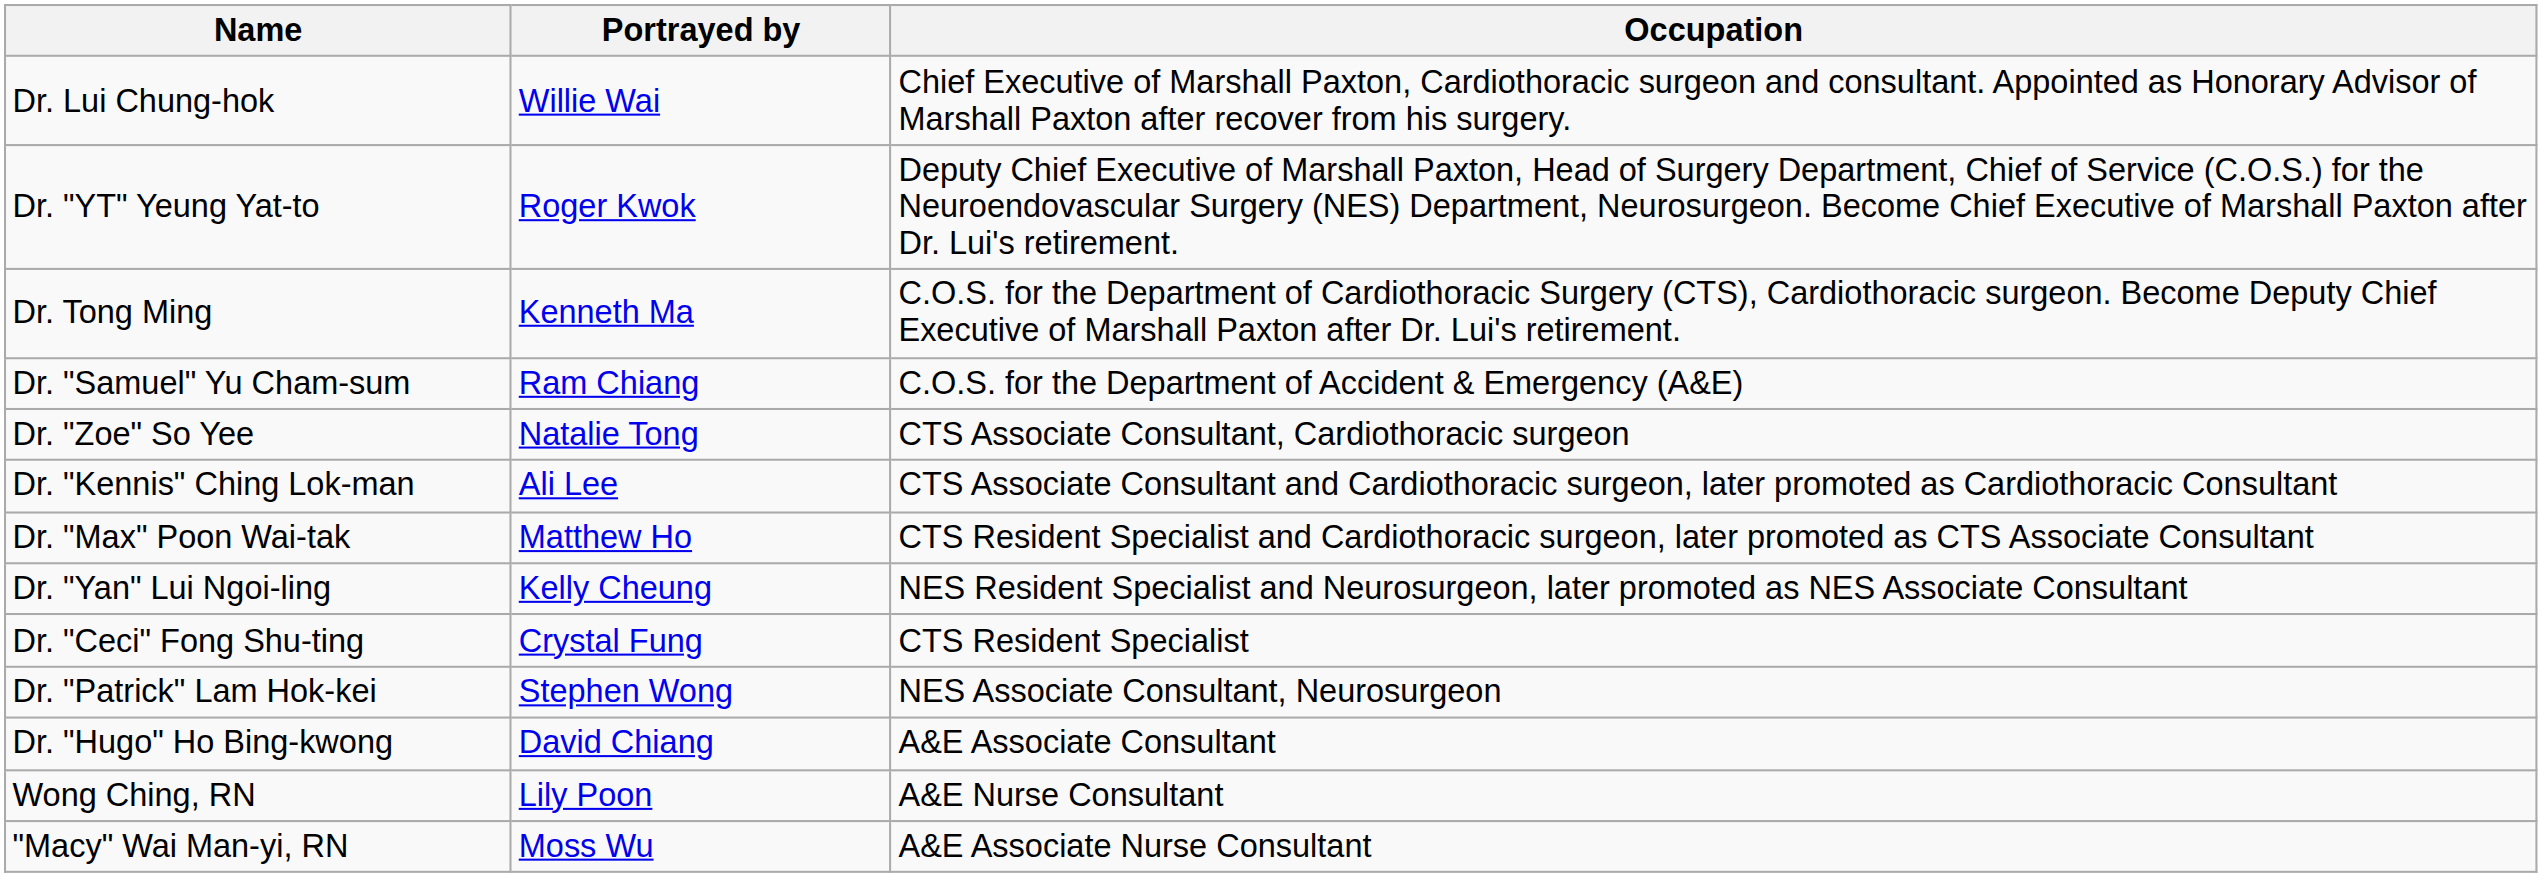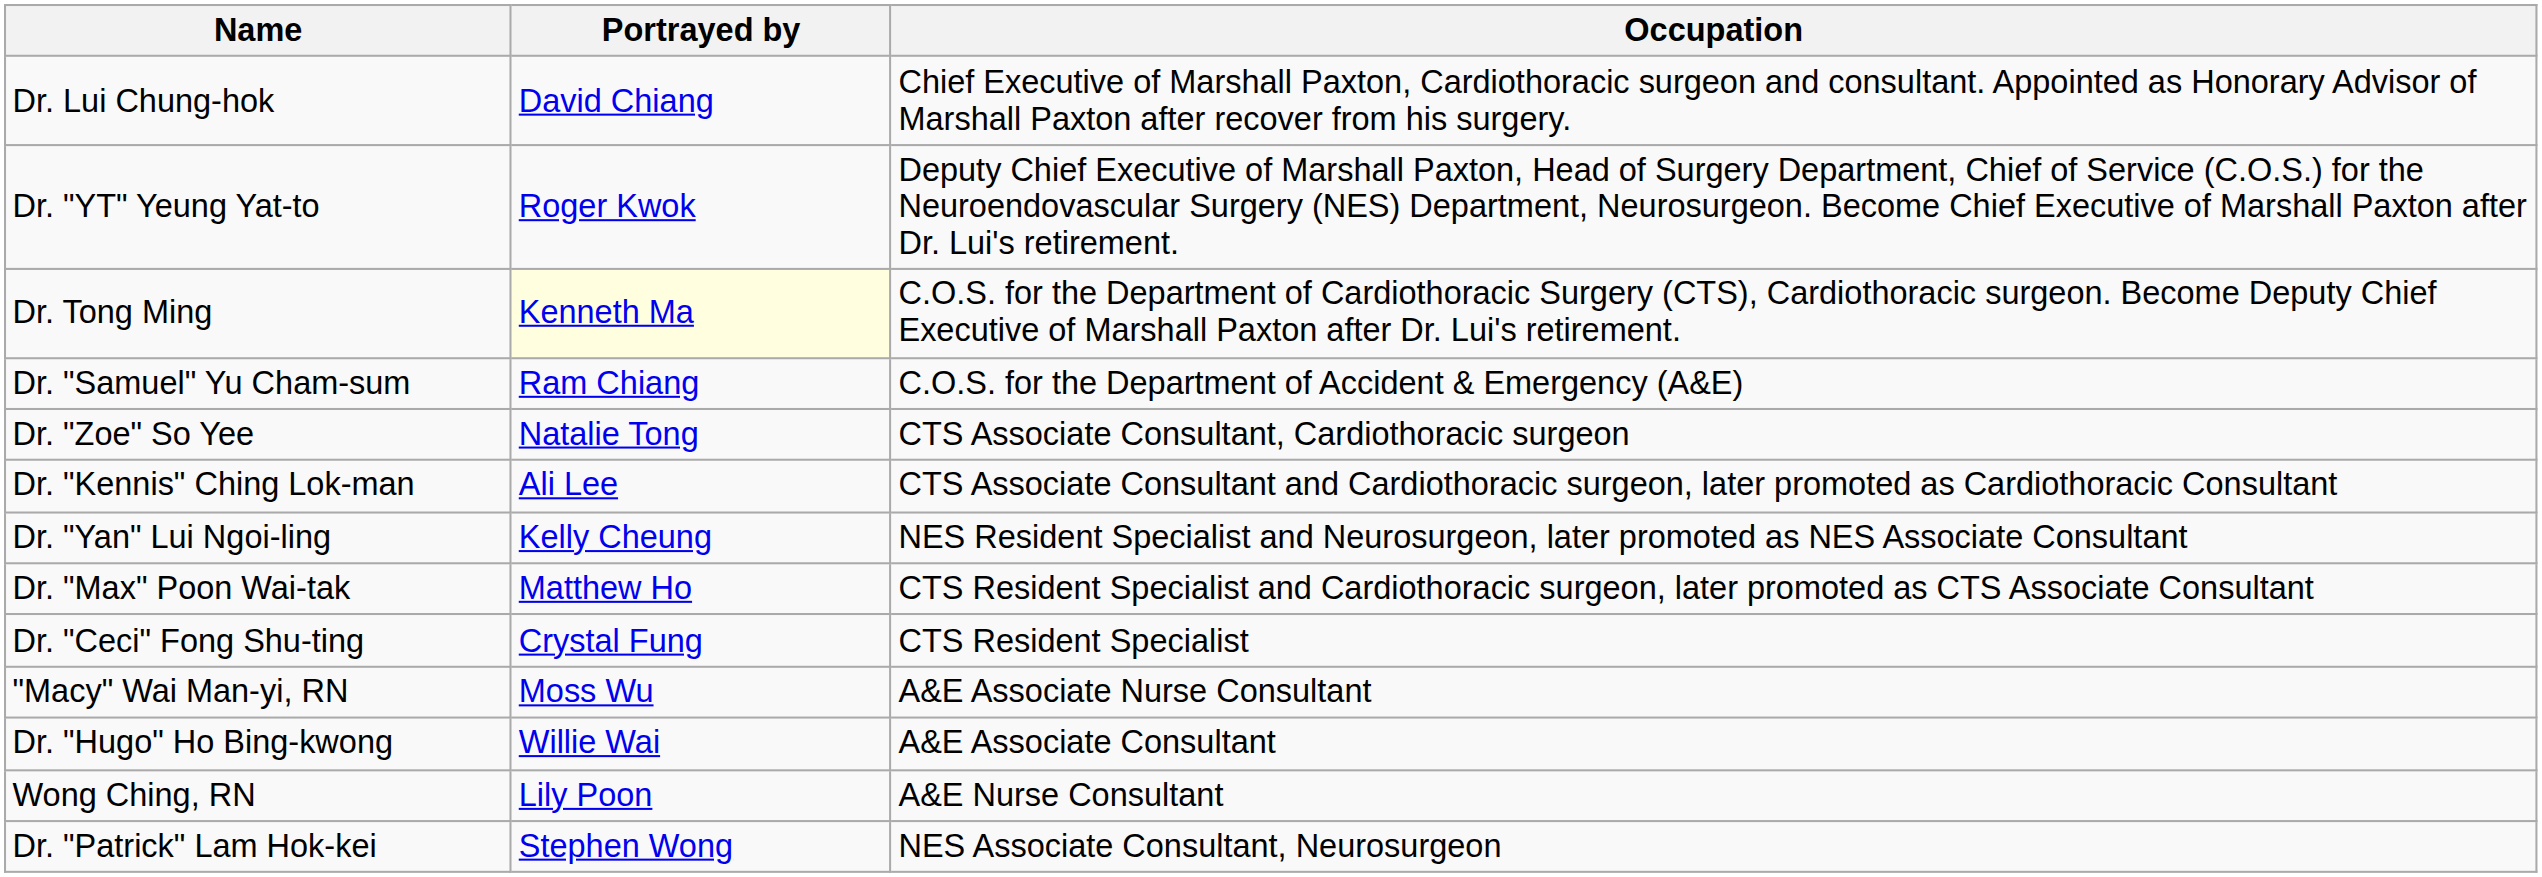(589, 100) Willie Wai -> (616, 100) David Chiang
(606, 312) no background -> (606, 312) lightyellow background
rows swapped: (172, 588) <-> (181, 536)
rows swapped: (195, 691) <-> (180, 846)
(616, 743) David Chiang -> (589, 743) Willie Wai
